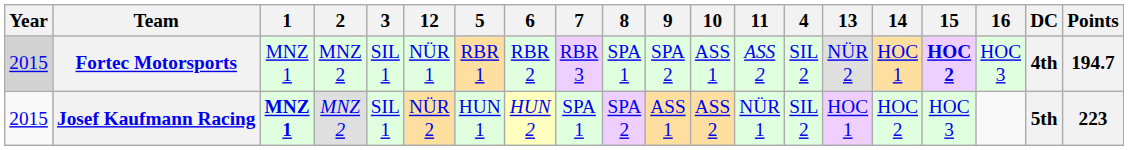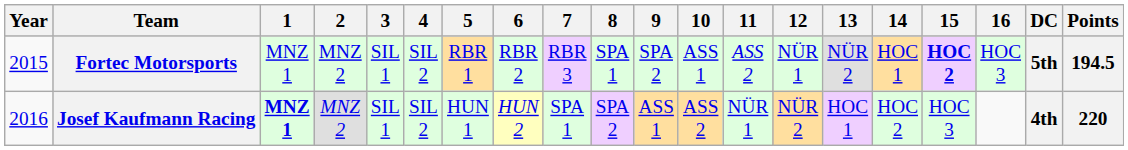columns swapped: (804, 20) <-> (429, 20)
(29, 63) lightgrey background -> (29, 63) no background
(1044, 63) 4th -> (1044, 63) 5th
(1093, 63) 194.7 -> (1093, 63) 194.5
(29, 117) 2015 -> (29, 117) 2016
(1044, 117) 5th -> (1044, 117) 4th
(1093, 117) 223 -> (1093, 117) 220
